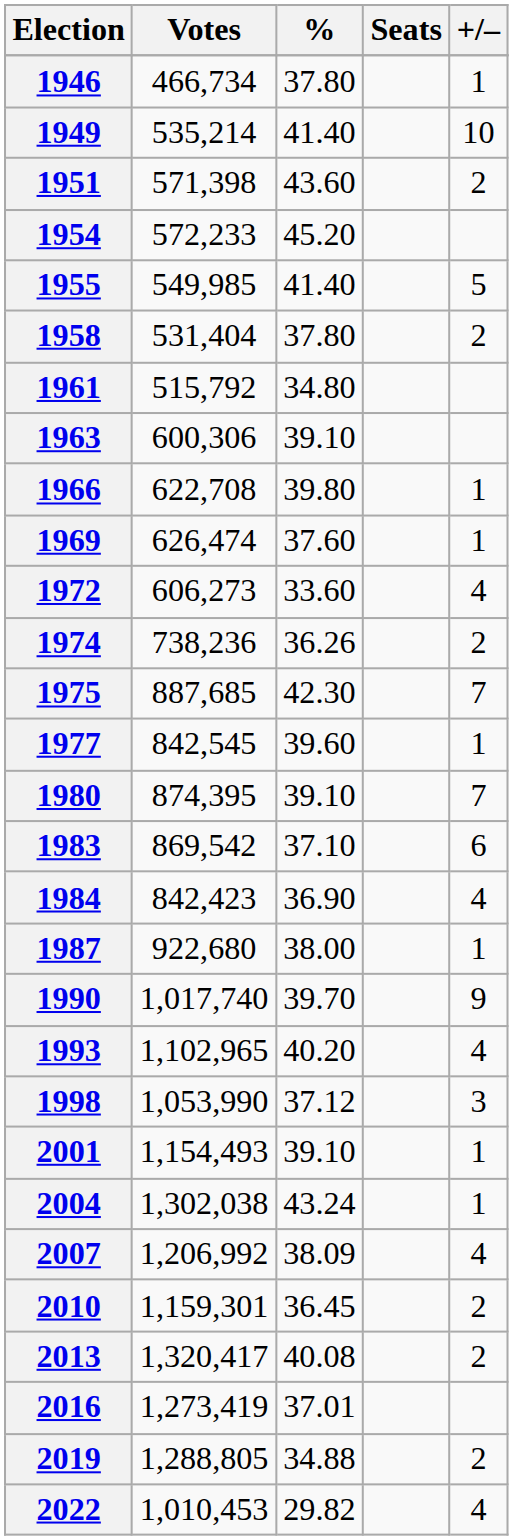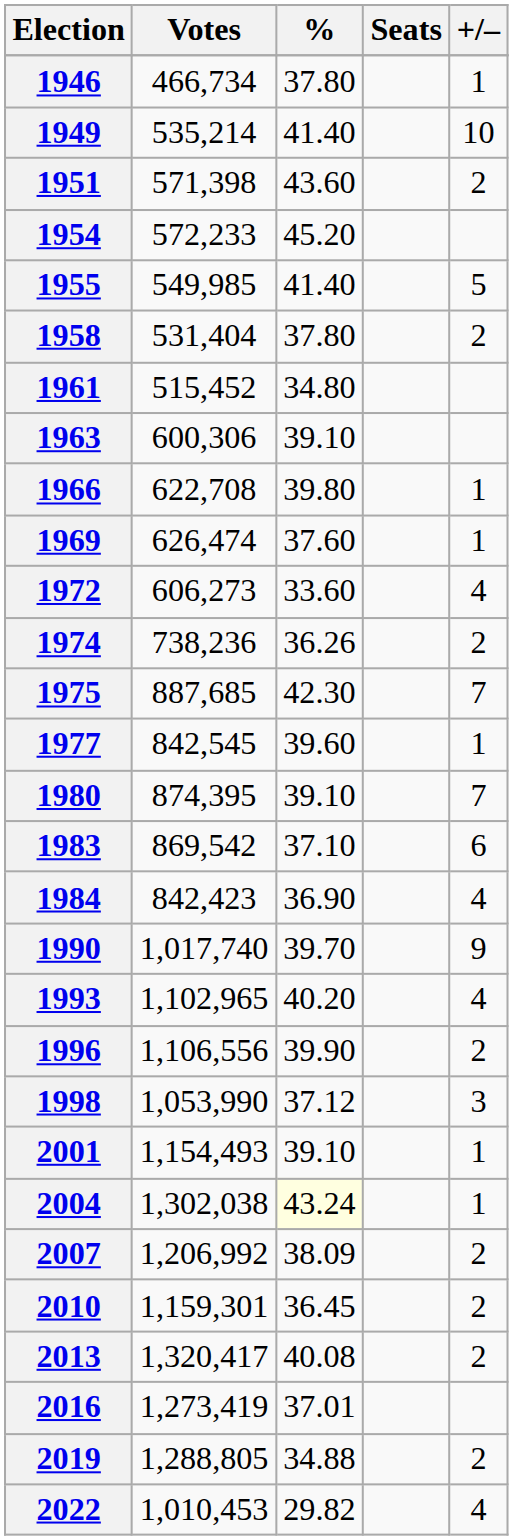(204, 387) 515,792 -> (204, 387) 515,452
- row: (69, 948)
+ row: (69, 1050)
(319, 1203) no background -> (319, 1203) lightyellow background
(478, 1254) 4 -> (478, 1254) 2
